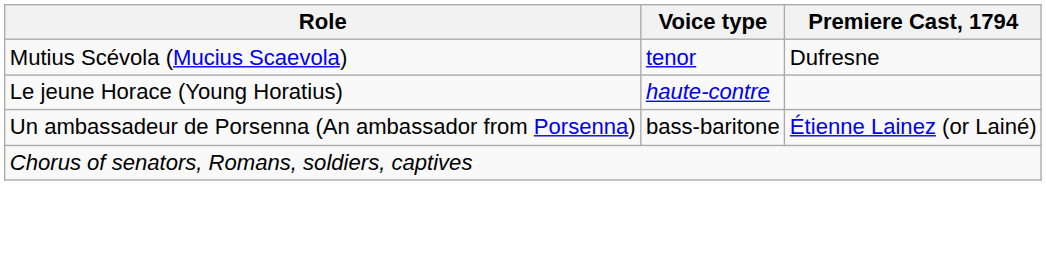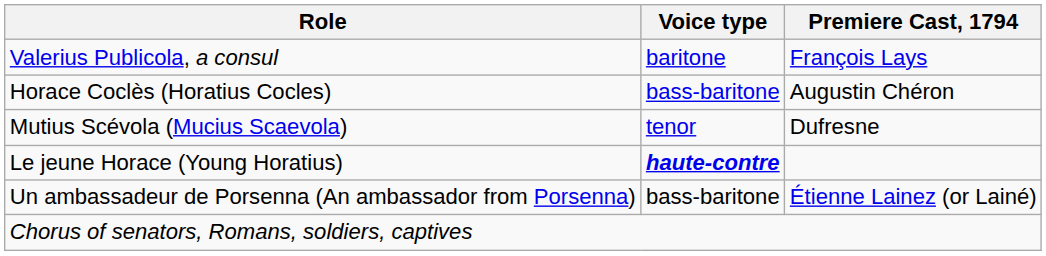+ row: (144, 57)
+ row: (171, 92)
(708, 92) normal -> (713, 162) bold
